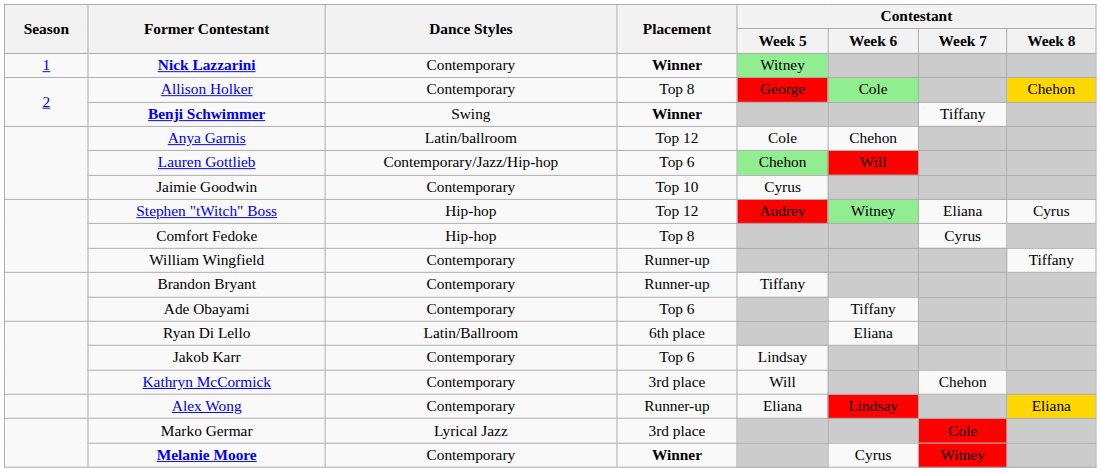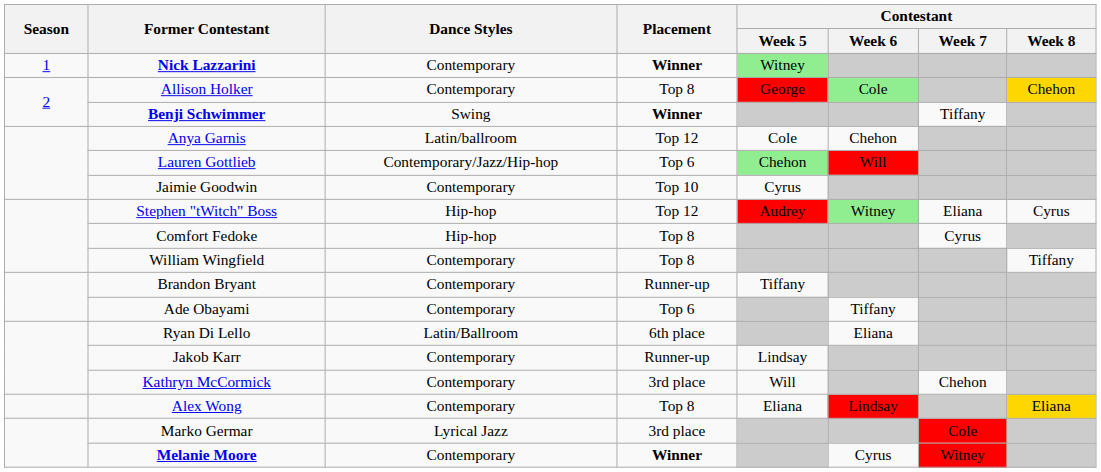(677, 260) Runner-up -> (677, 260) Top 8
(677, 357) Top 6 -> (677, 357) Runner-up
(677, 406) Runner-up -> (677, 406) Top 8
